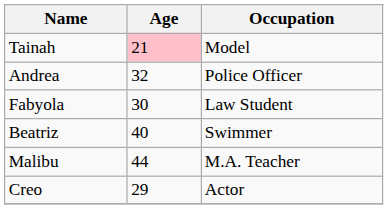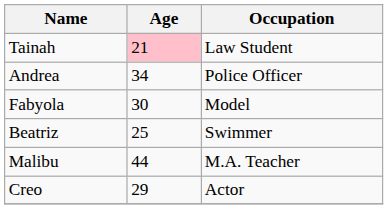(227, 47) Model -> (249, 47) Law Student
(140, 76) 32 -> (140, 76) 34
(249, 104) Law Student -> (227, 104) Model
(140, 133) 40 -> (140, 133) 25
